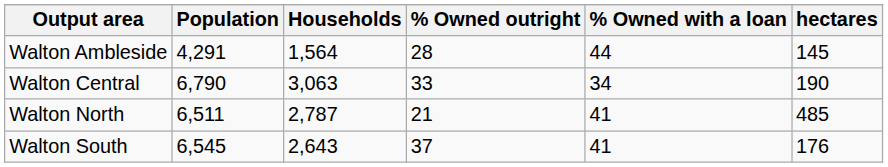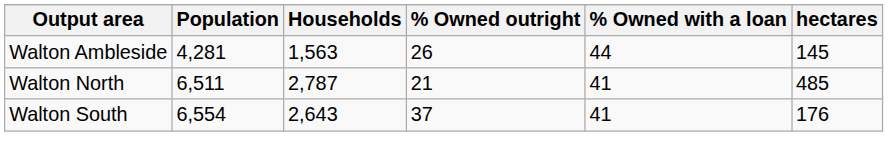(201, 51) 4,291 -> (201, 51) 4,281
(313, 51) 1,564 -> (313, 51) 1,563
(422, 51) 28 -> (422, 51) 26
- row: (74, 83)
(201, 146) 6,545 -> (201, 114) 6,554
